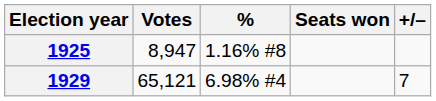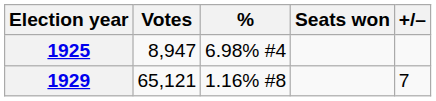(246, 50) 1.16% #8 -> (246, 50) 6.98% #4
(246, 80) 6.98% #4 -> (246, 80) 1.16% #8
